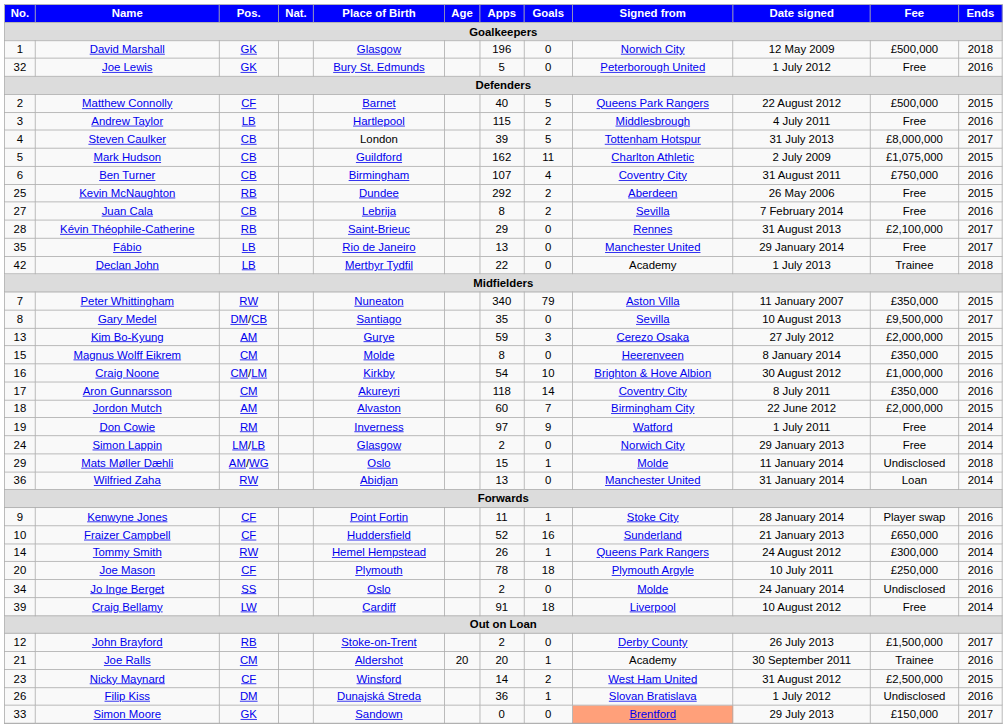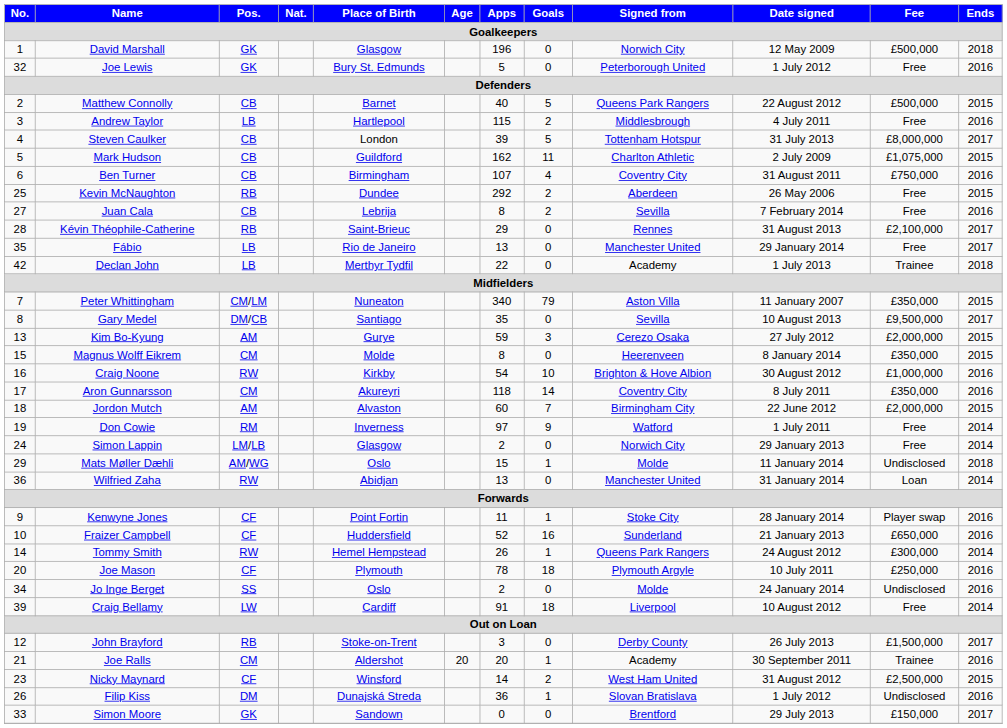(249, 104) CF -> (249, 104) CB
(249, 301) RW -> (249, 301) CM/LM
(249, 373) CM/LM -> (249, 373) RW
(502, 643) 2 -> (502, 643) 3
(653, 715) lightsalmon background -> (653, 715) no background
